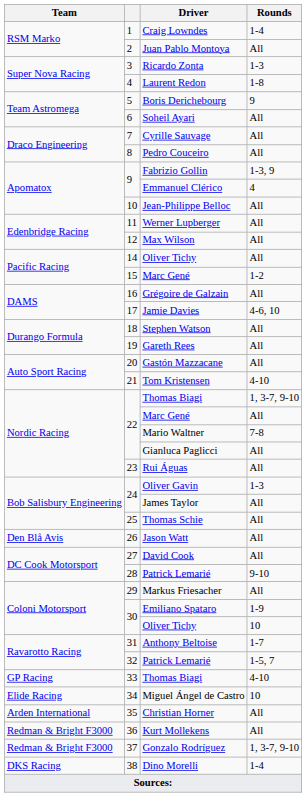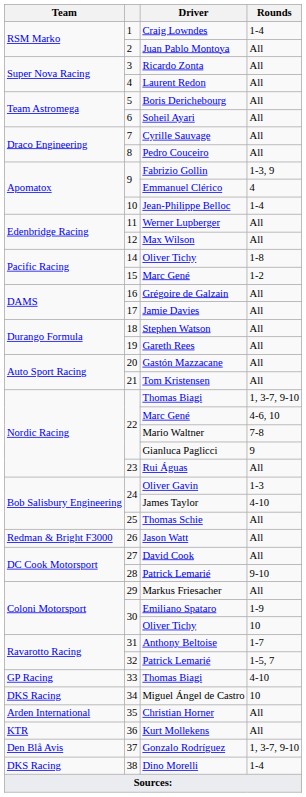(257, 65) 1-3 -> (256, 65) All
(257, 82) 1-8 -> (256, 82) All
(252, 100) 9 -> (256, 100) All
(256, 205) All -> (257, 205) 1-4
(256, 257) All -> (257, 257) 1-8
(265, 310) 4-6, 10 -> (256, 310) All
(259, 380) 4-10 -> (256, 380) All
(256, 415) All -> (265, 415) 4-6, 10
(256, 450) All -> (252, 450) 9
(256, 502) All -> (259, 502) 4-10
(35, 537) Den Blå Avis -> (60, 537) Redman & Bright F3000
(34, 695) Elide Racing -> (34, 695) DKS Racing
(60, 730) Redman & Bright F3000 -> (18, 730) KTR
(60, 747) Redman & Bright F3000 -> (35, 747) Den Blå Avis
